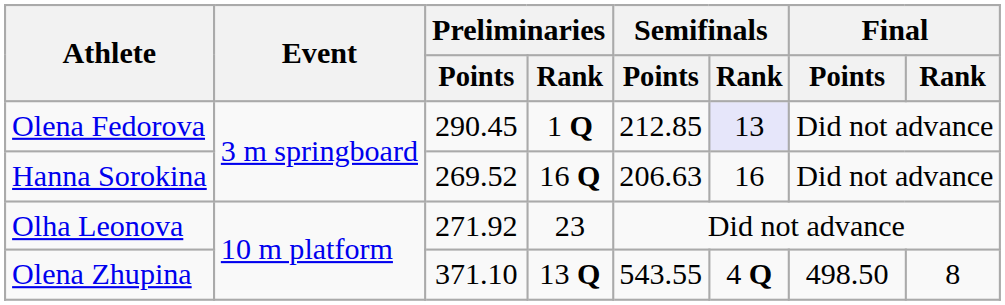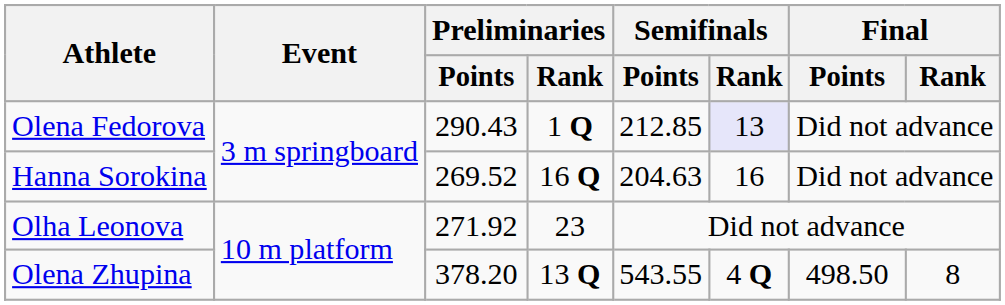(476, 126) 290.45 -> (476, 126) 290.43
(661, 175) 206.63 -> (661, 175) 204.63
(476, 275) 371.10 -> (476, 275) 378.20
